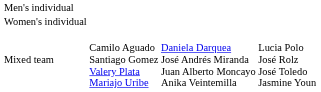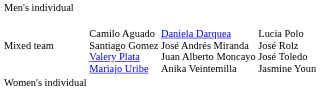rows swapped: (45, 22) <-> (29, 59)
